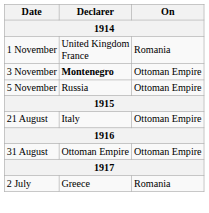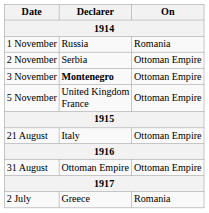(95, 50) United Kingdom France -> (75, 44) Russia
+ row: (32, 60)
(75, 87) Russia -> (95, 98) United Kingdom France
